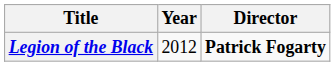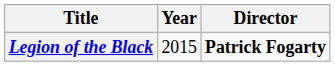(179, 46) 2012 -> (179, 46) 2015
